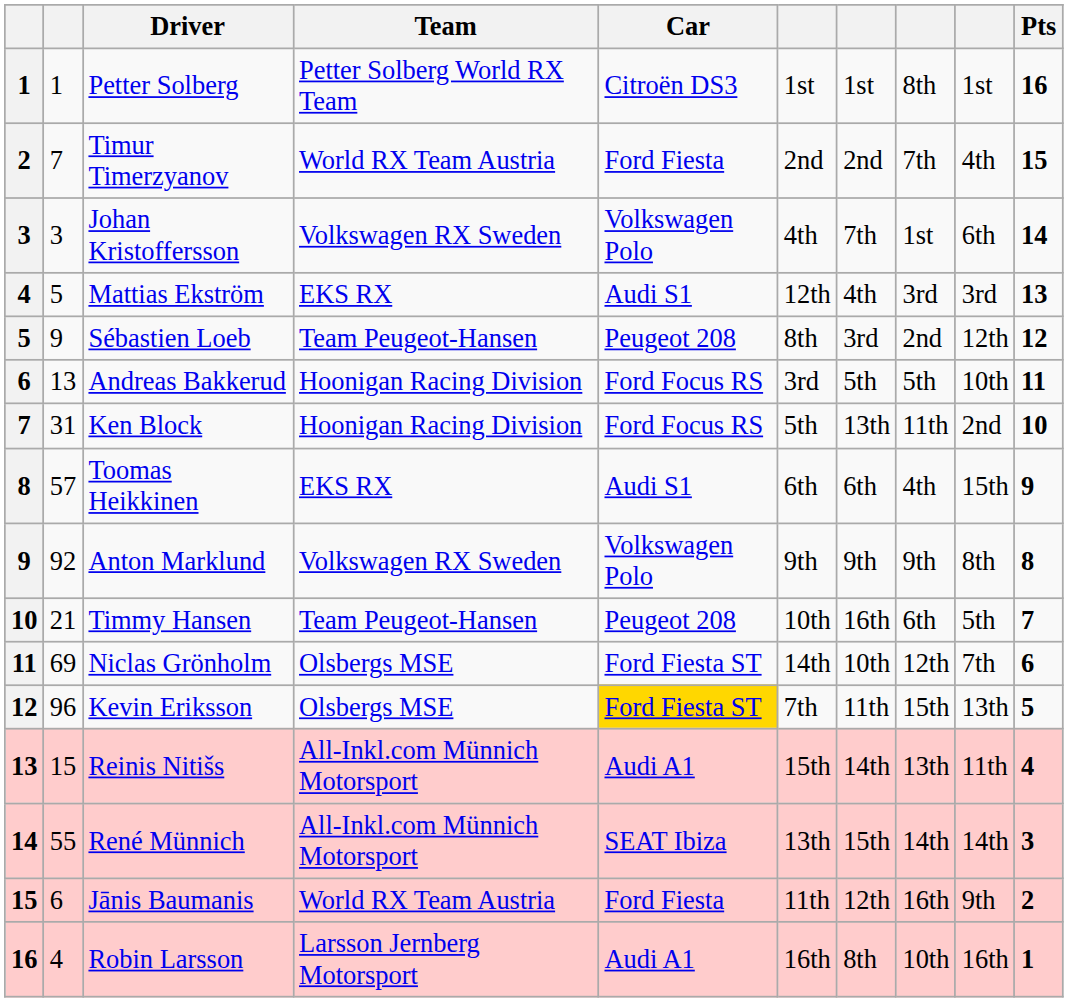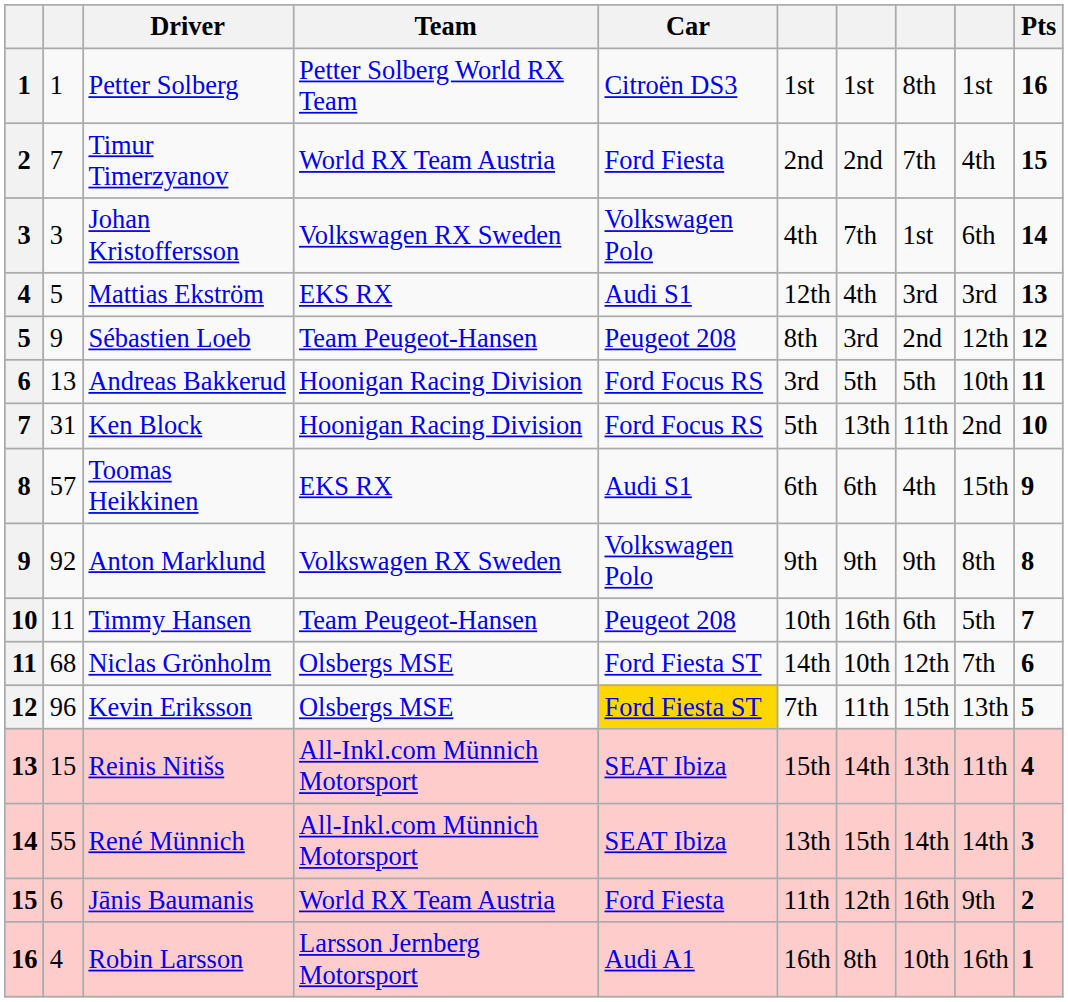(63, 619) 21 -> (62, 619) 11
(63, 662) 69 -> (63, 662) 68
(650, 765) Audi A1 -> (666, 765) SEAT Ibiza
